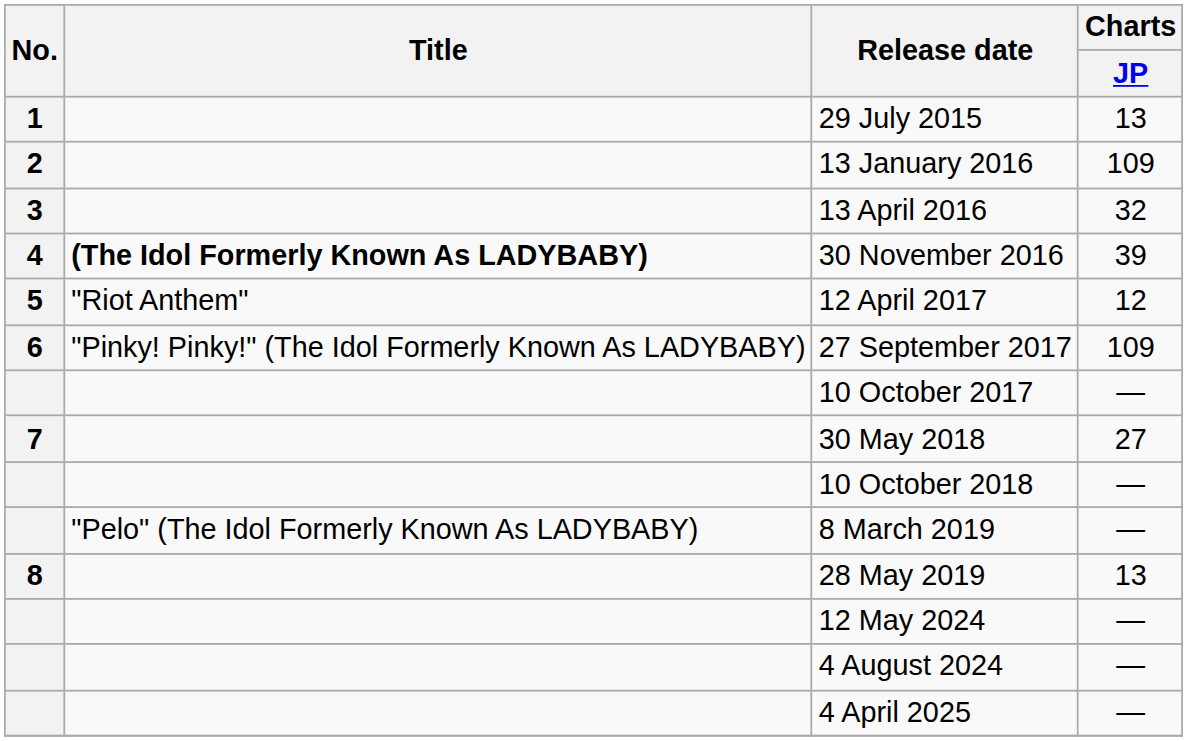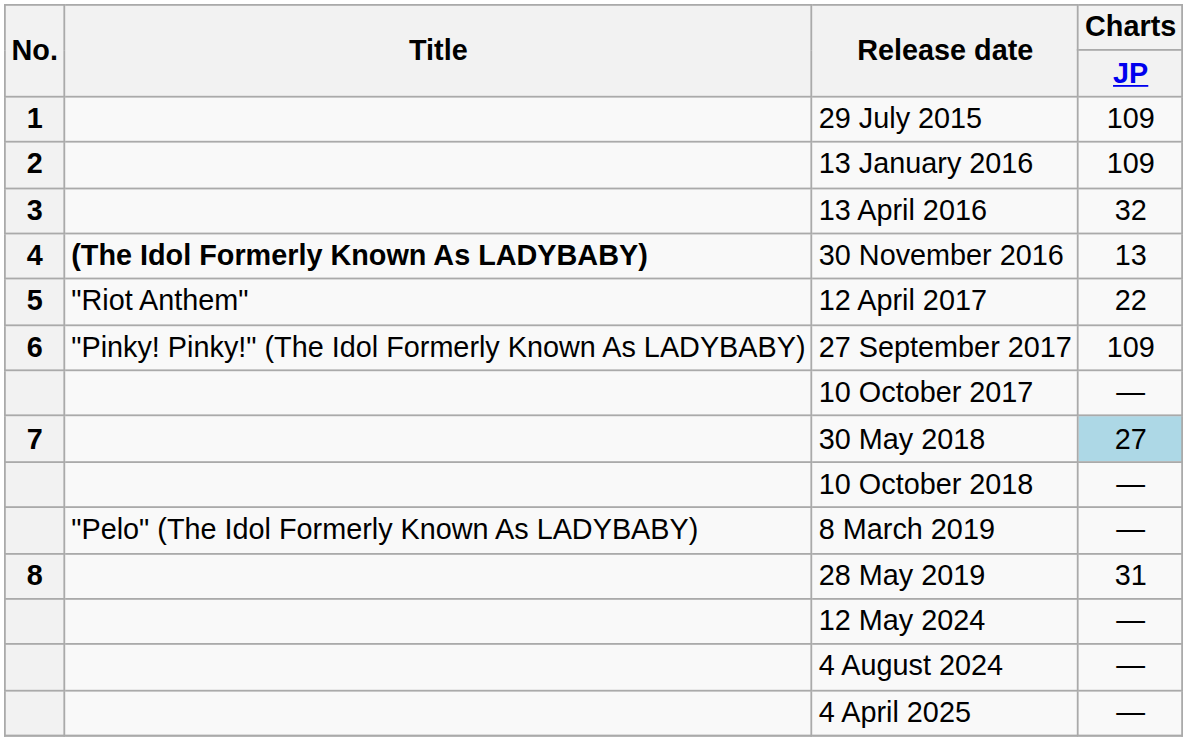(1131, 118) 13 -> (1131, 118) 109
(1131, 255) 39 -> (1131, 255) 13
(1131, 301) 12 -> (1131, 301) 22
(1131, 438) no background -> (1131, 438) lightblue background
(1131, 575) 13 -> (1131, 575) 31
